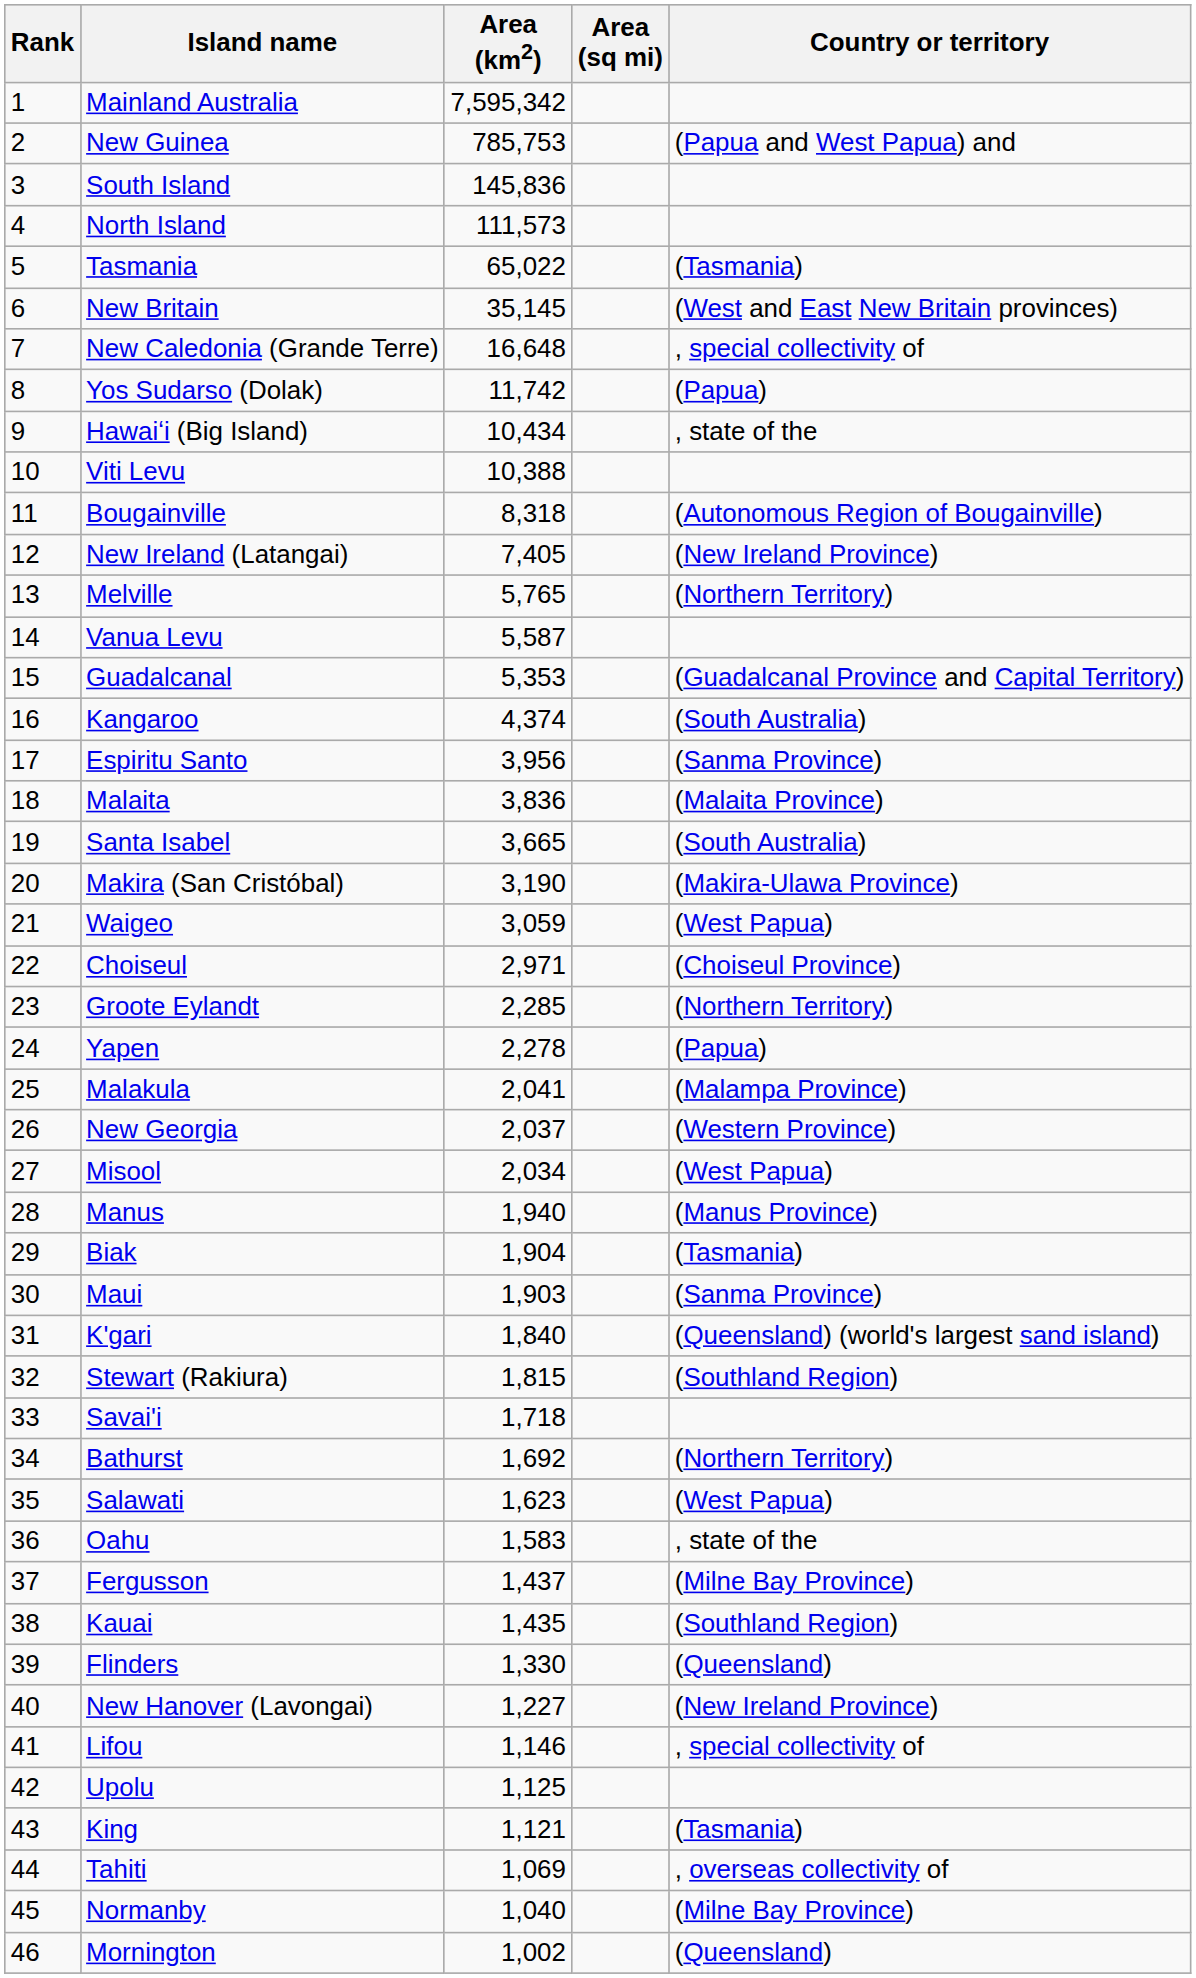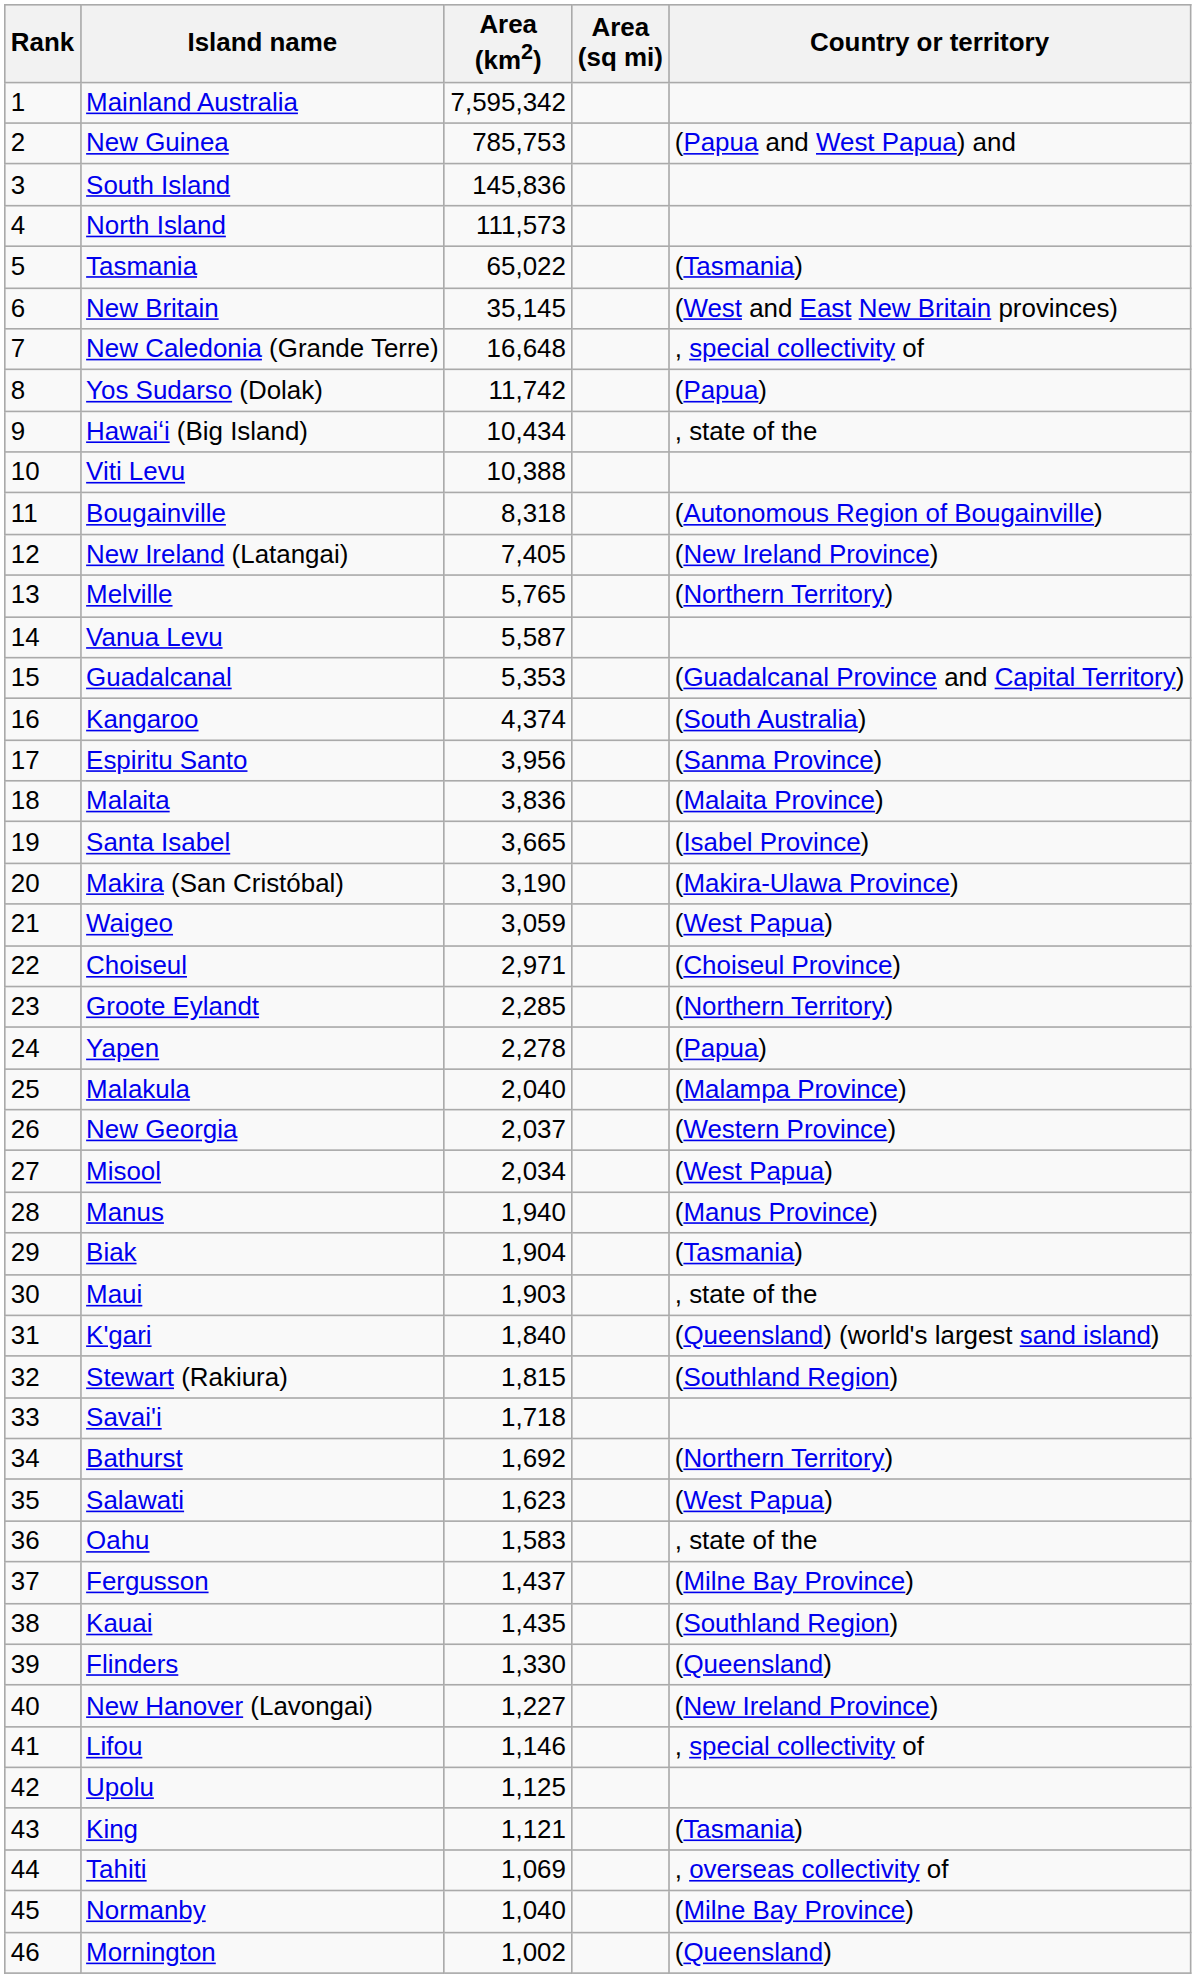(771, 842) (South Australia) -> (772, 842) (Isabel Province)
(533, 1088) 2,041 -> (533, 1088) 2,040
(778, 1294) (Sanma Province) -> (746, 1294) , state of the
